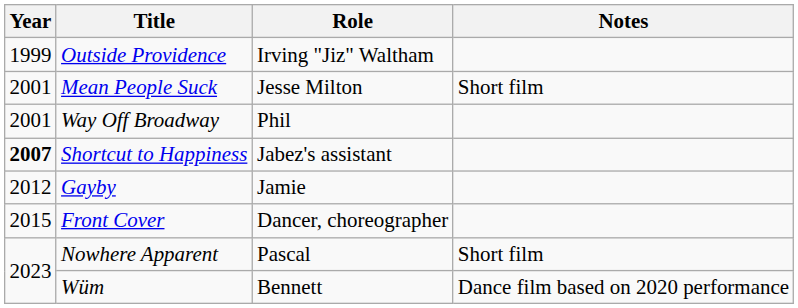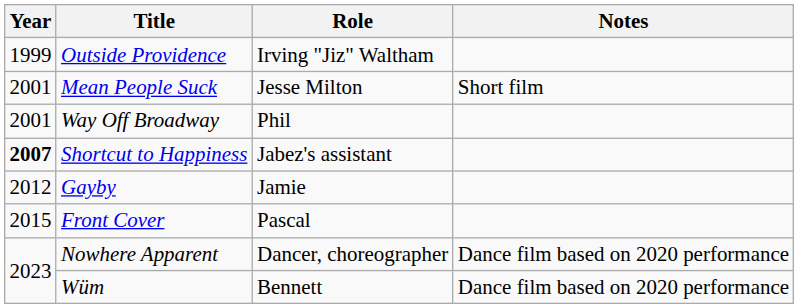(353, 220) Dancer, choreographer -> (284, 220) Pascal
(284, 253) Pascal -> (353, 253) Dancer, choreographer
(501, 253) Short film -> (623, 253) Dance film based on 2020 performance
